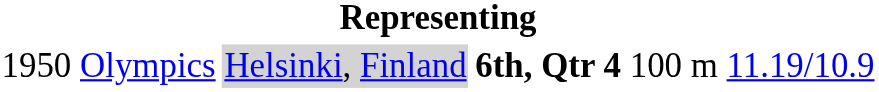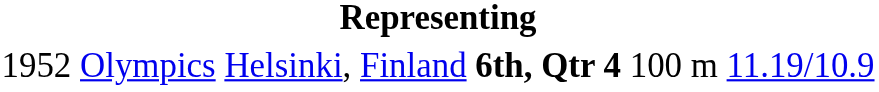(36, 65) 1950 -> (36, 65) 1952
(345, 65) lightgrey background -> (345, 65) no background
